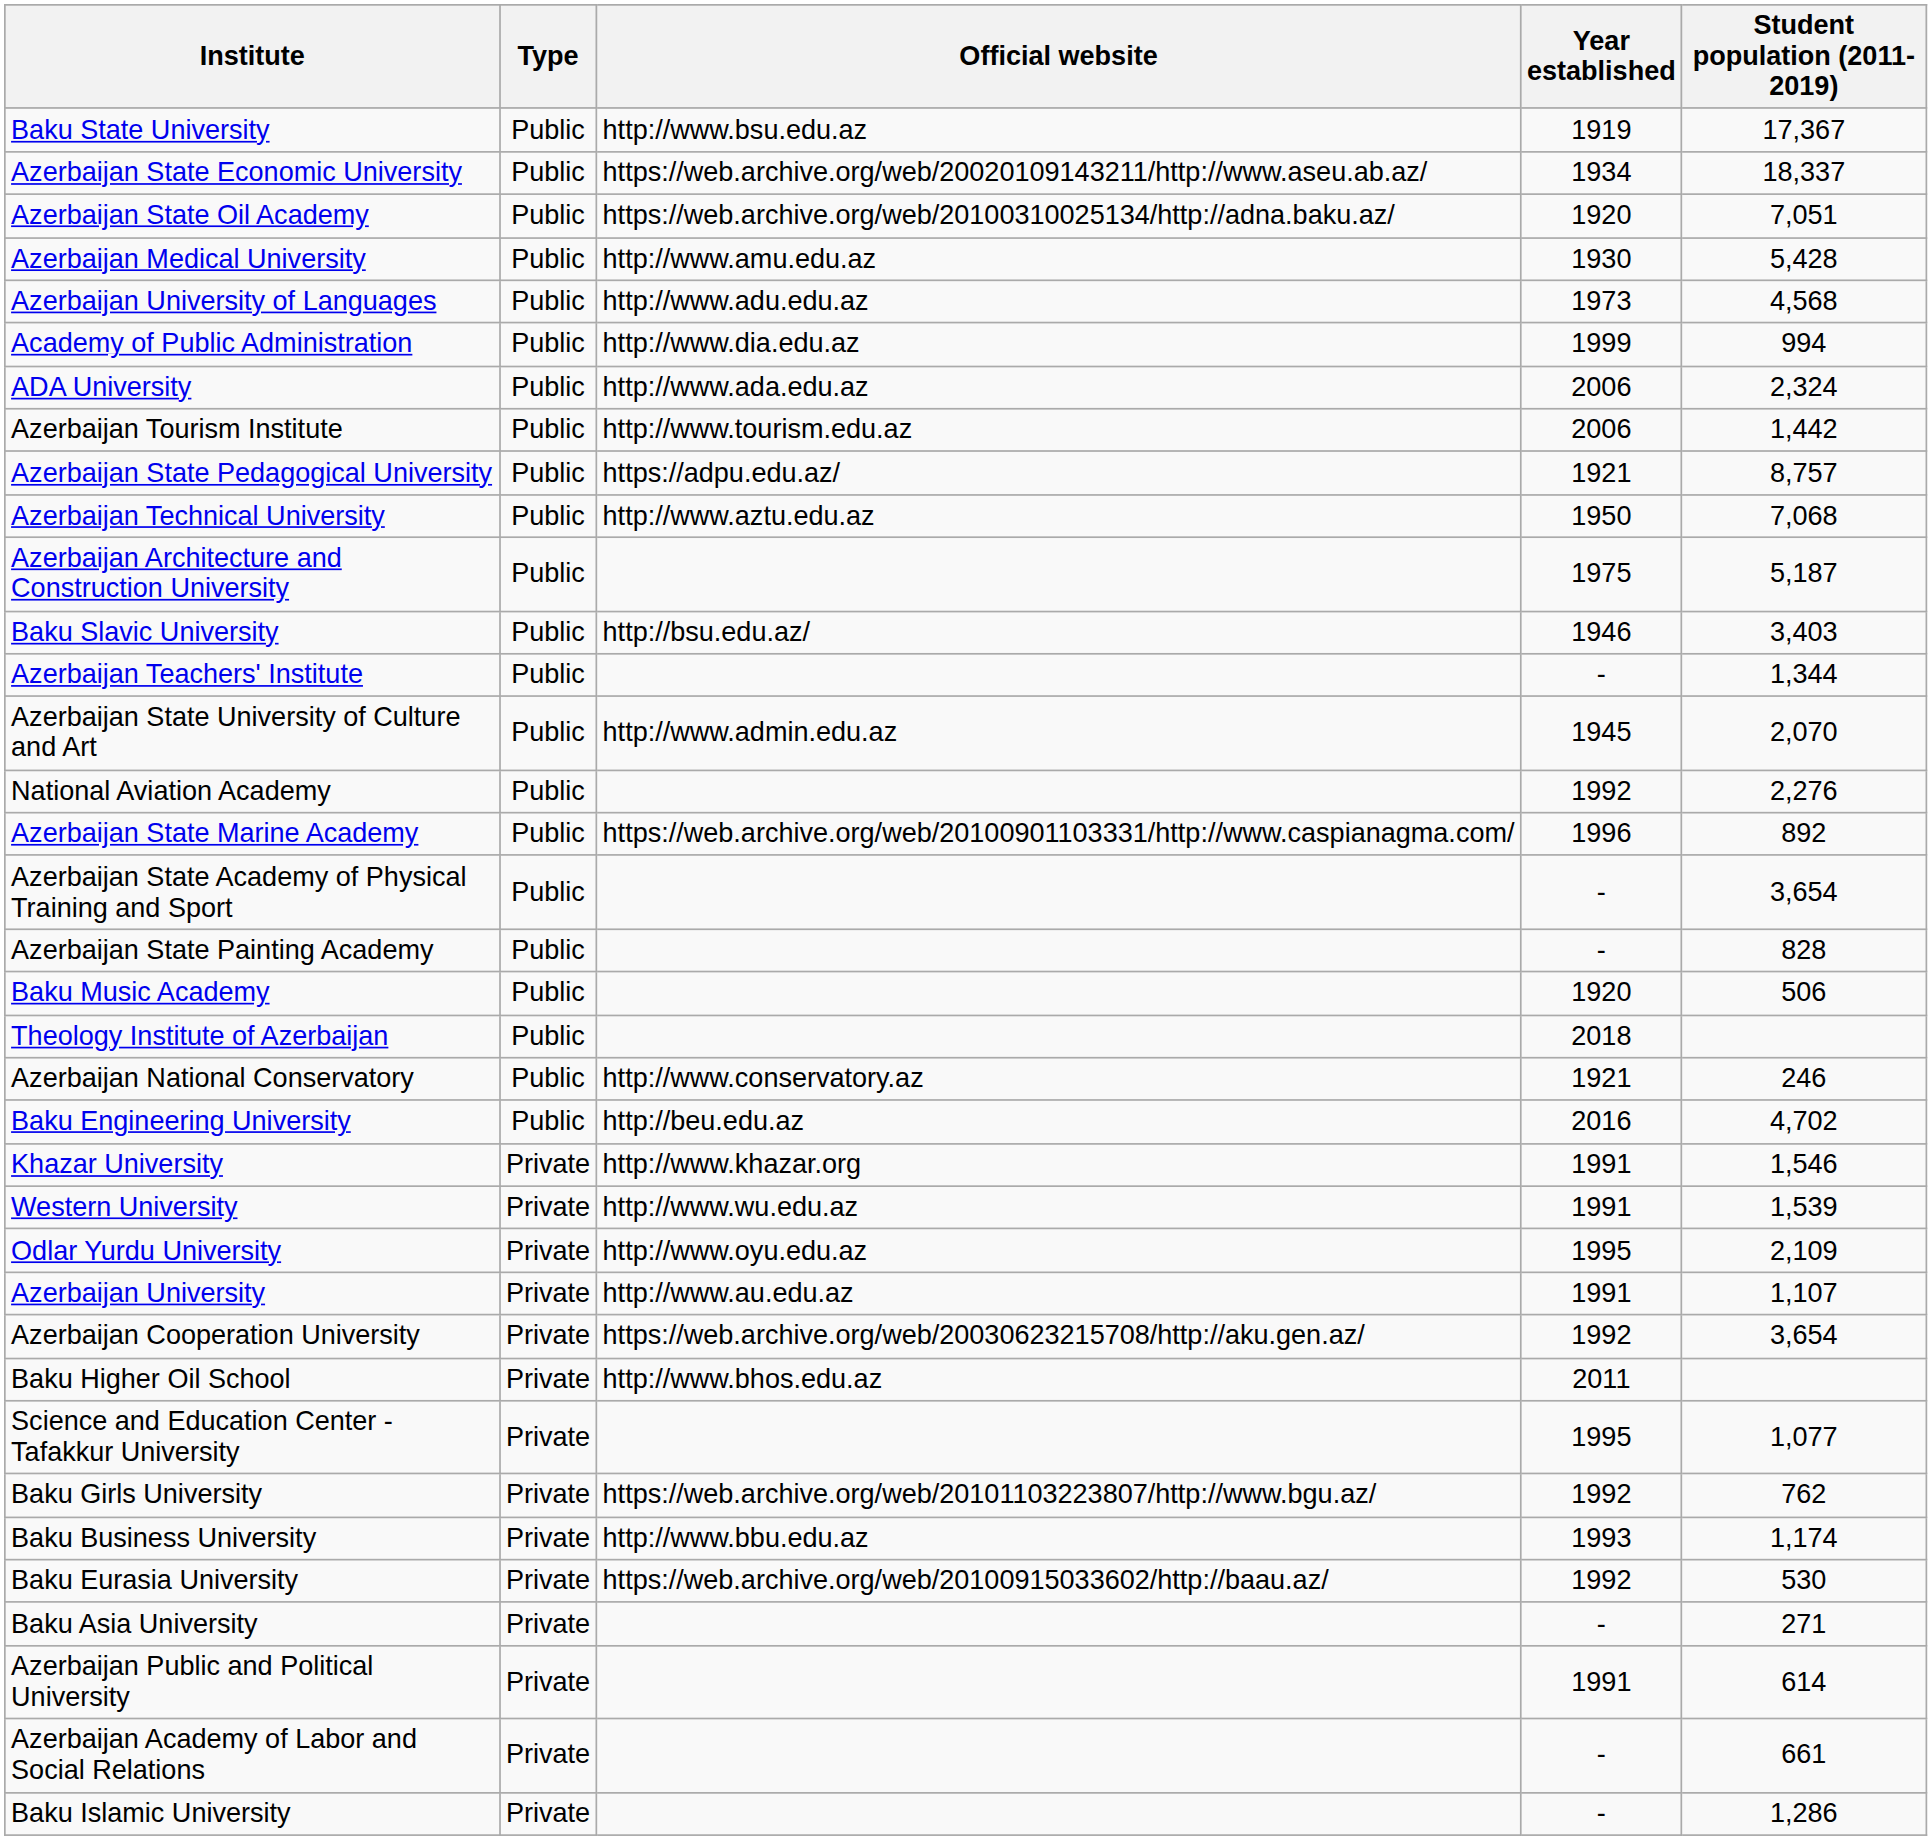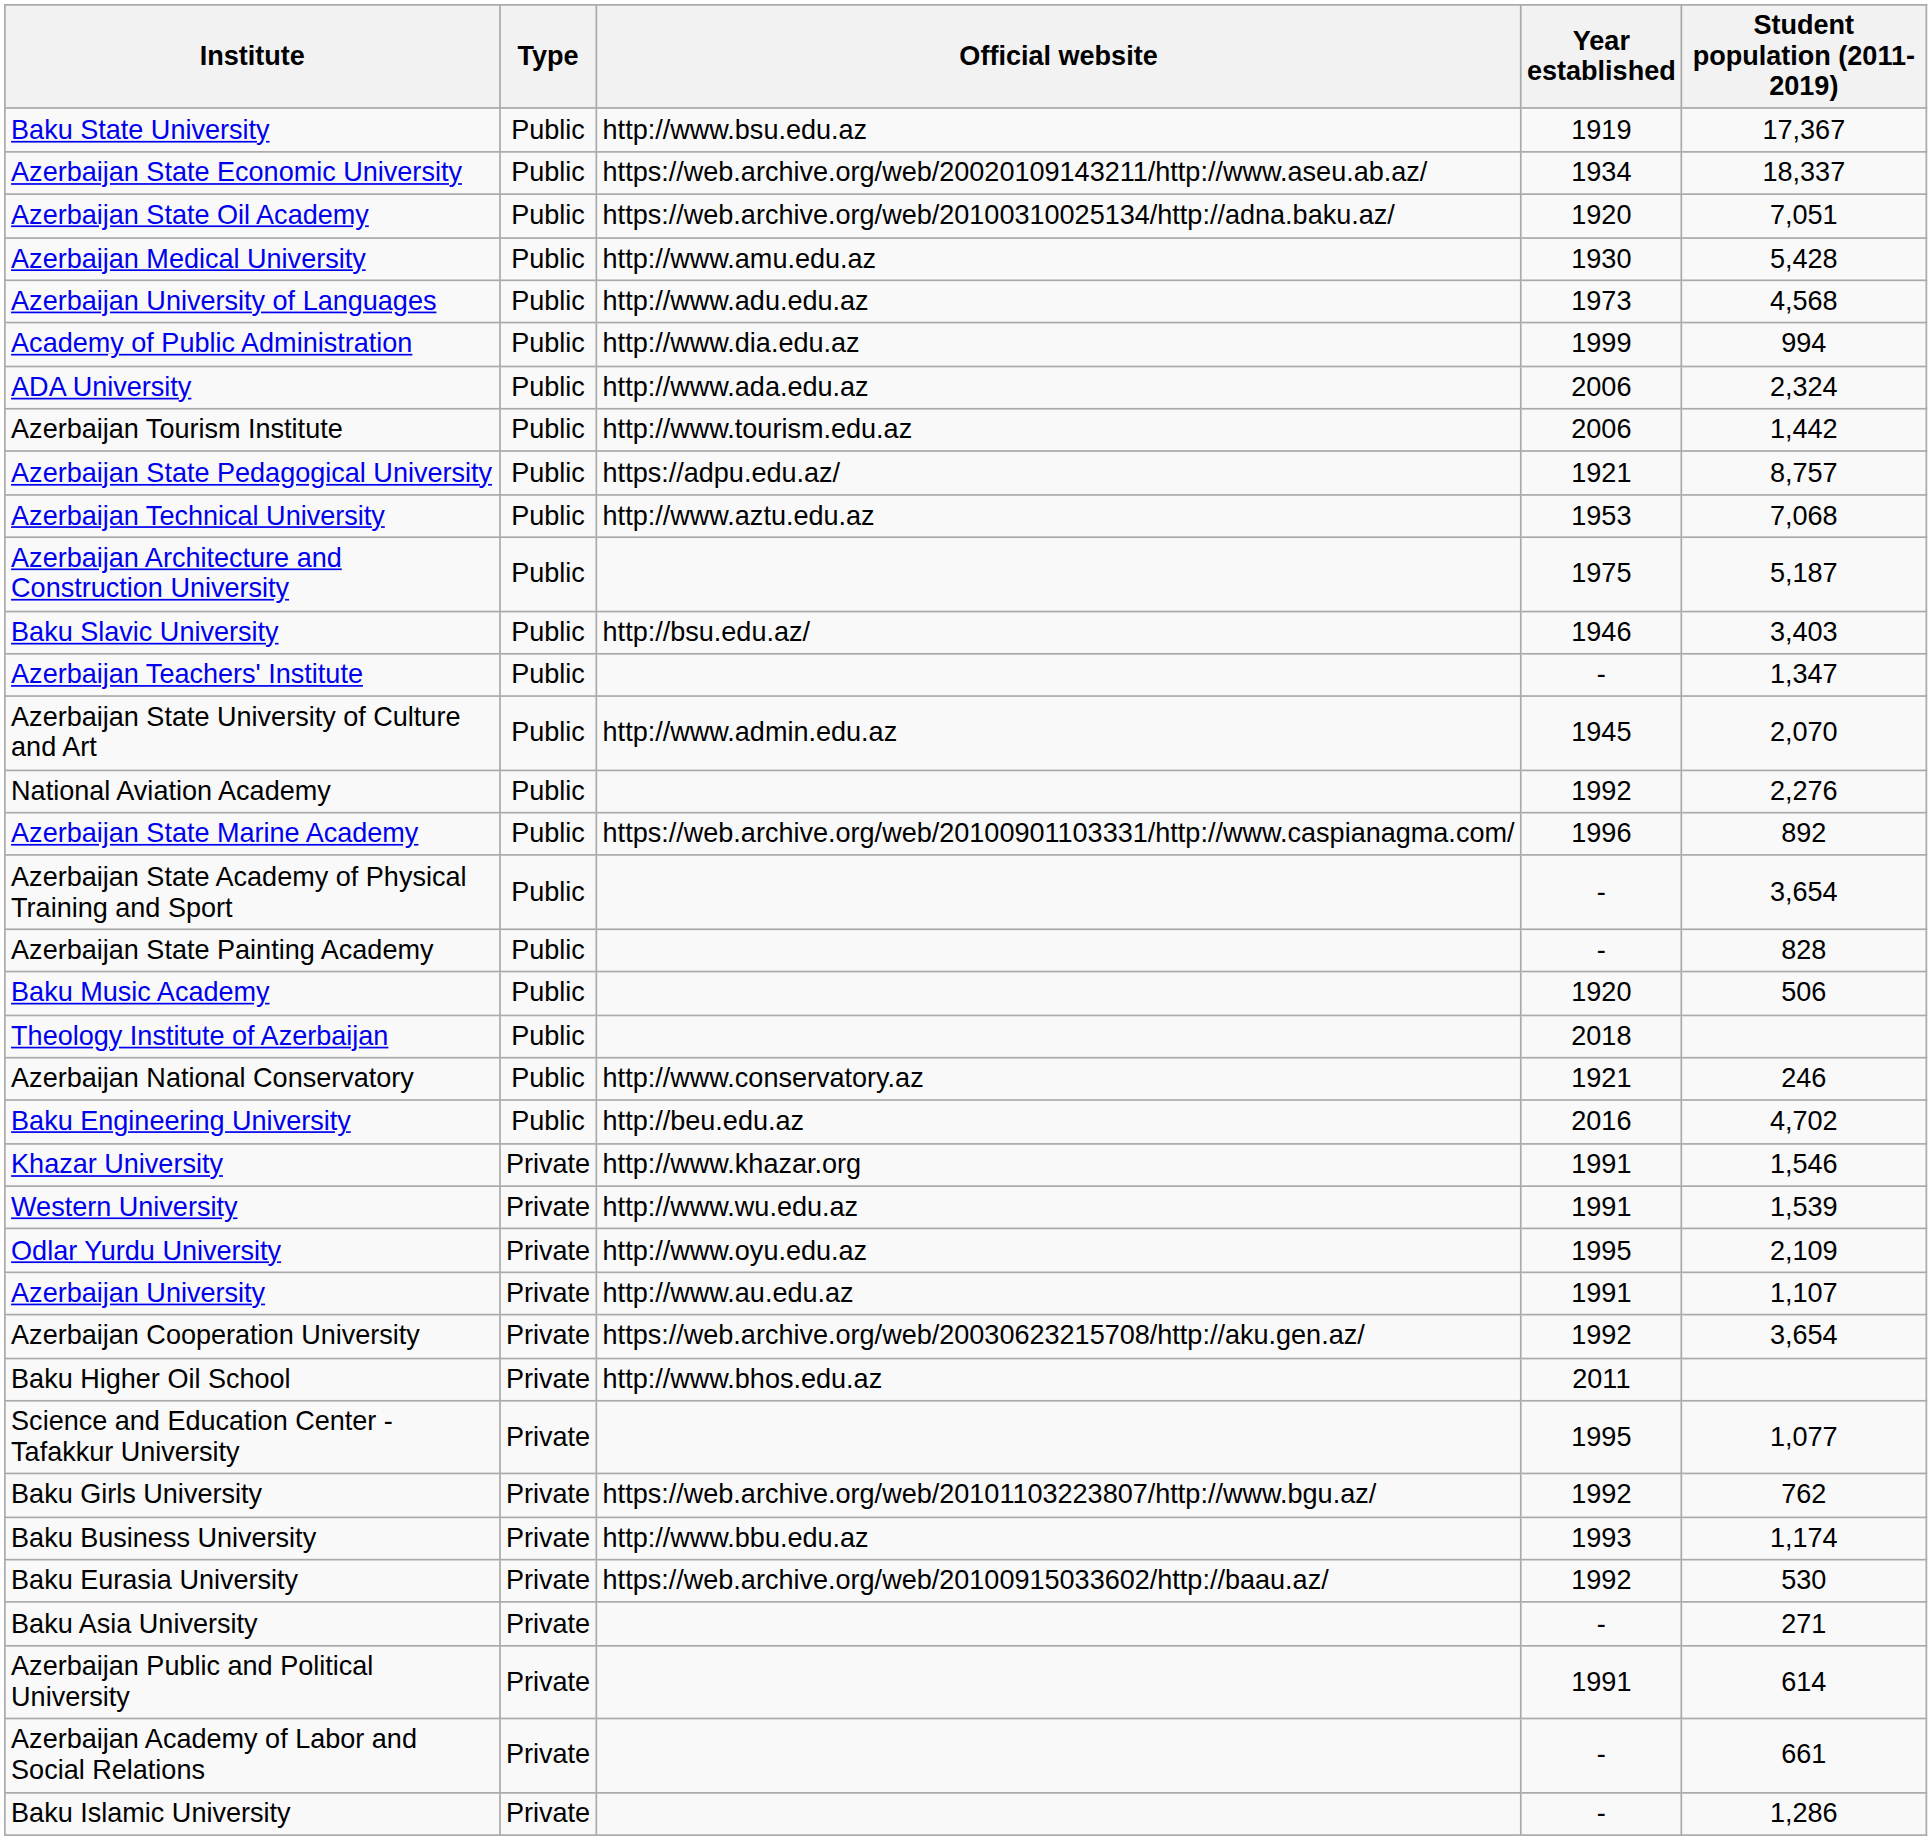(1601, 515) 1950 -> (1601, 515) 1953
(1804, 674) 1,344 -> (1804, 674) 1,347
